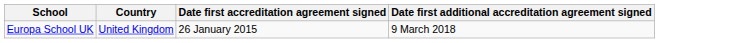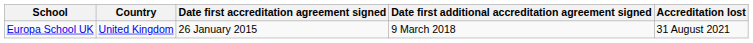+ column: (701, 12)
